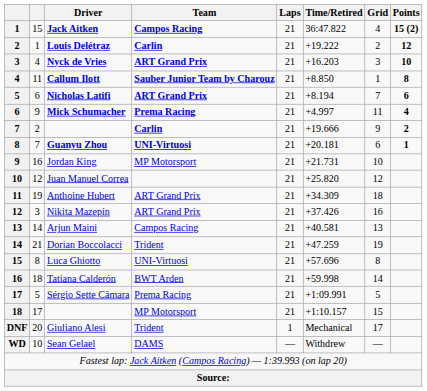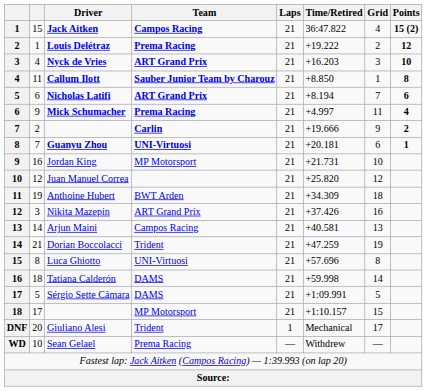(148, 45) Carlin -> (165, 45) Prema Racing
(167, 195) ART Grand Prix -> (159, 195) BWT Arden
(159, 278) BWT Arden -> (149, 278) DAMS
(163, 294) Prema Racing -> (149, 294) DAMS
(149, 344) DAMS -> (163, 344) Prema Racing
